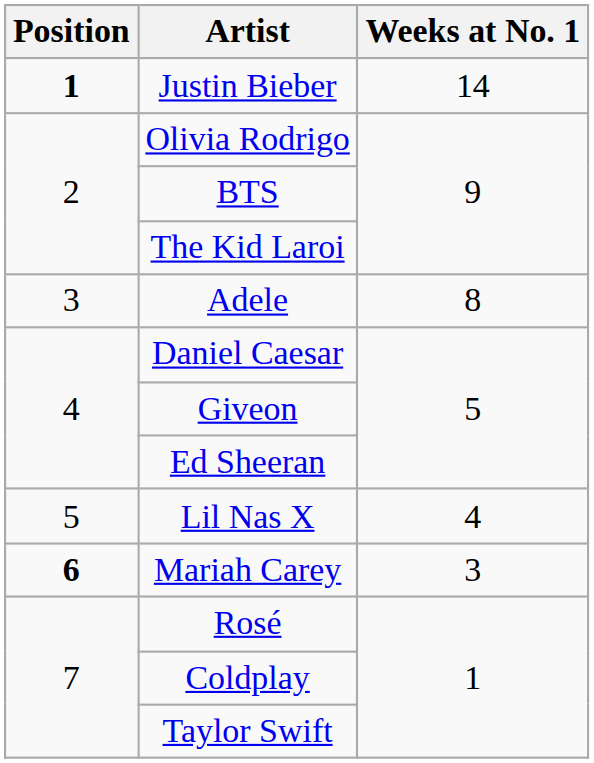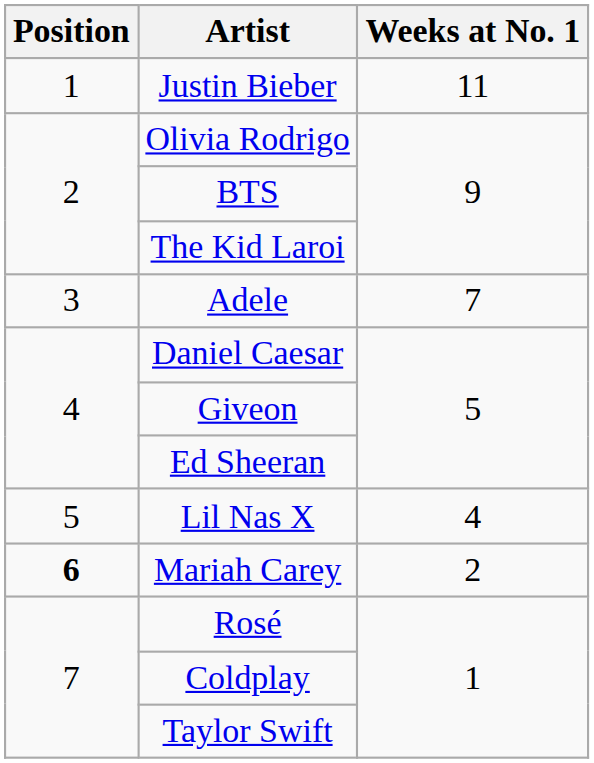(71, 85) bold -> (71, 85) normal
(473, 85) 14 -> (473, 85) 11
(473, 300) 8 -> (473, 300) 7
(473, 569) 3 -> (473, 569) 2
